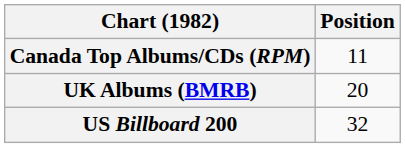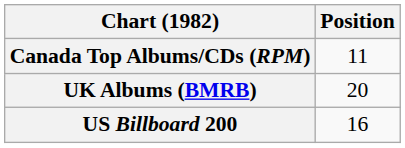(358, 124) 32 -> (358, 124) 16
